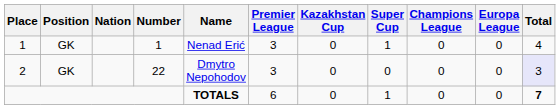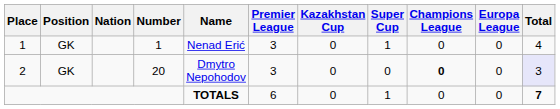(159, 71) 22 -> (159, 71) 20
(441, 71) normal -> (441, 71) bold
